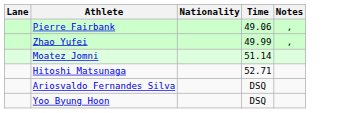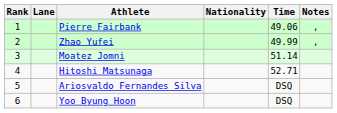+ column: (17, 12)
